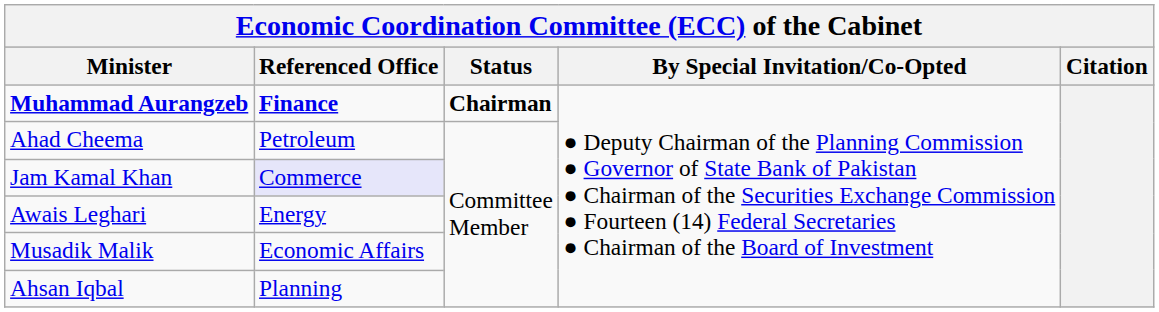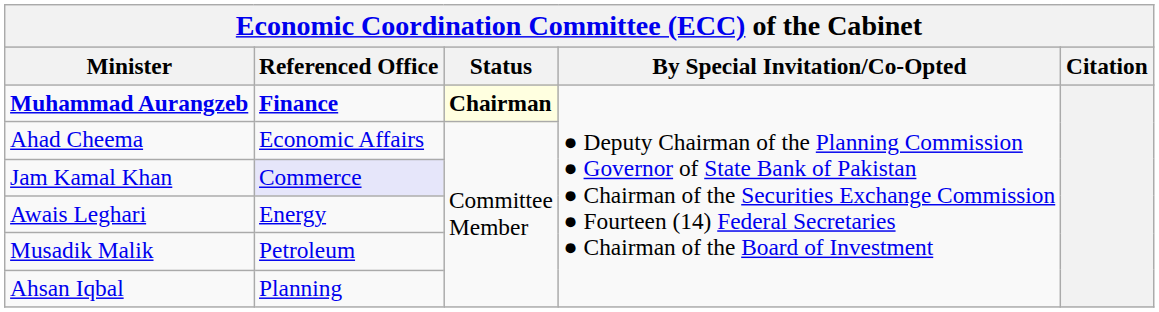(500, 102) no background -> (500, 102) lightyellow background
(307, 140) Petroleum -> (342, 140) Economic Affairs
(342, 251) Economic Affairs -> (307, 251) Petroleum
